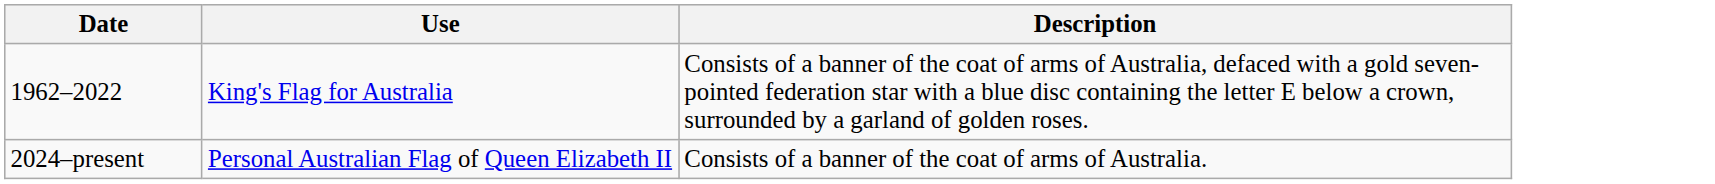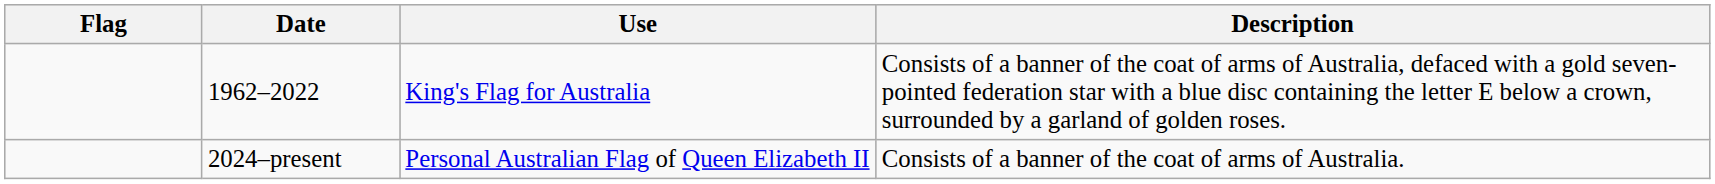+ column: (103, 24)
